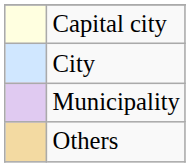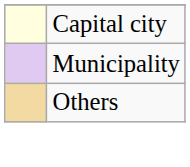- row: (74, 63)
